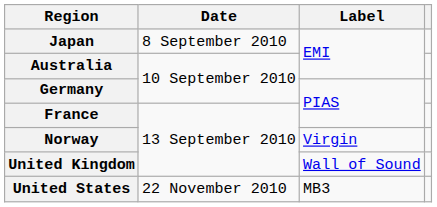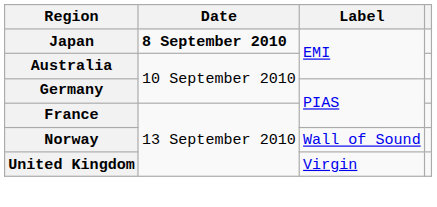(214, 41) normal -> (214, 41) bold
(330, 140) Virgin -> (362, 140) Wall of Sound
(362, 164) Wall of Sound -> (330, 164) Virgin
- row: (72, 189)
